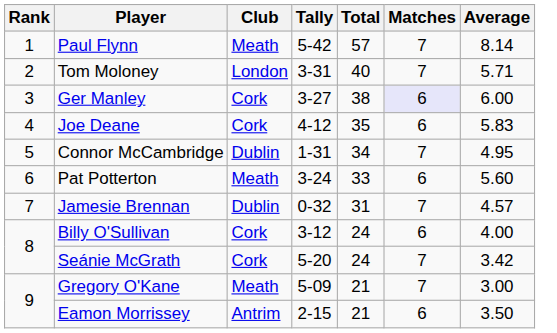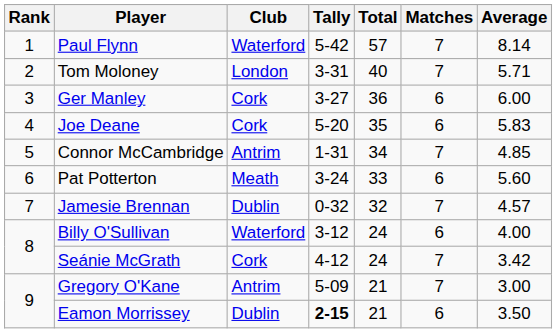(255, 44) Meath -> (268, 44) Waterford
(361, 98) 38 -> (378, 98) 36
(422, 98) lavender background -> (439, 98) no background
(315, 125) 4-12 -> (332, 125) 5-20
(255, 152) Dublin -> (256, 152) Antrim
(497, 152) 4.95 -> (514, 152) 4.85
(361, 206) 31 -> (378, 206) 32
(249, 233) Cork -> (268, 233) Waterford
(315, 260) 5-20 -> (332, 260) 4-12
(255, 286) Meath -> (256, 286) Antrim
(256, 313) Antrim -> (255, 313) Dublin
(315, 313) normal -> (332, 313) bold
